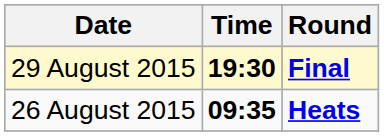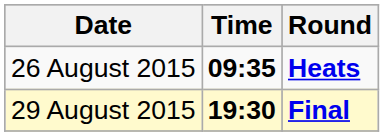rows swapped: (103, 109) <-> (103, 67)
